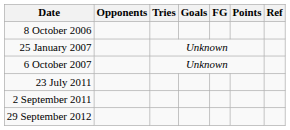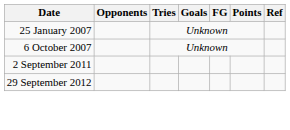- row: (58, 30)
- row: (64, 82)
